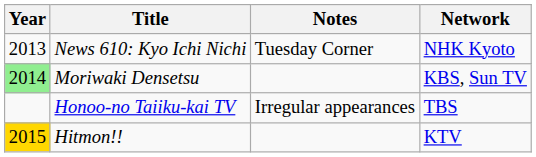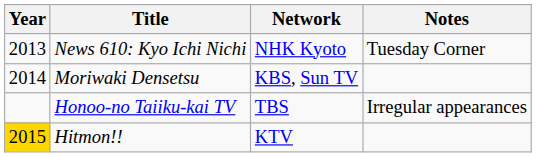columns swapped: (475, 19) <-> (335, 19)
(27, 78) lightgreen background -> (27, 78) no background
